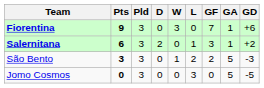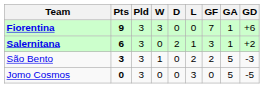columns swapped: (177, 12) <-> (160, 12)
